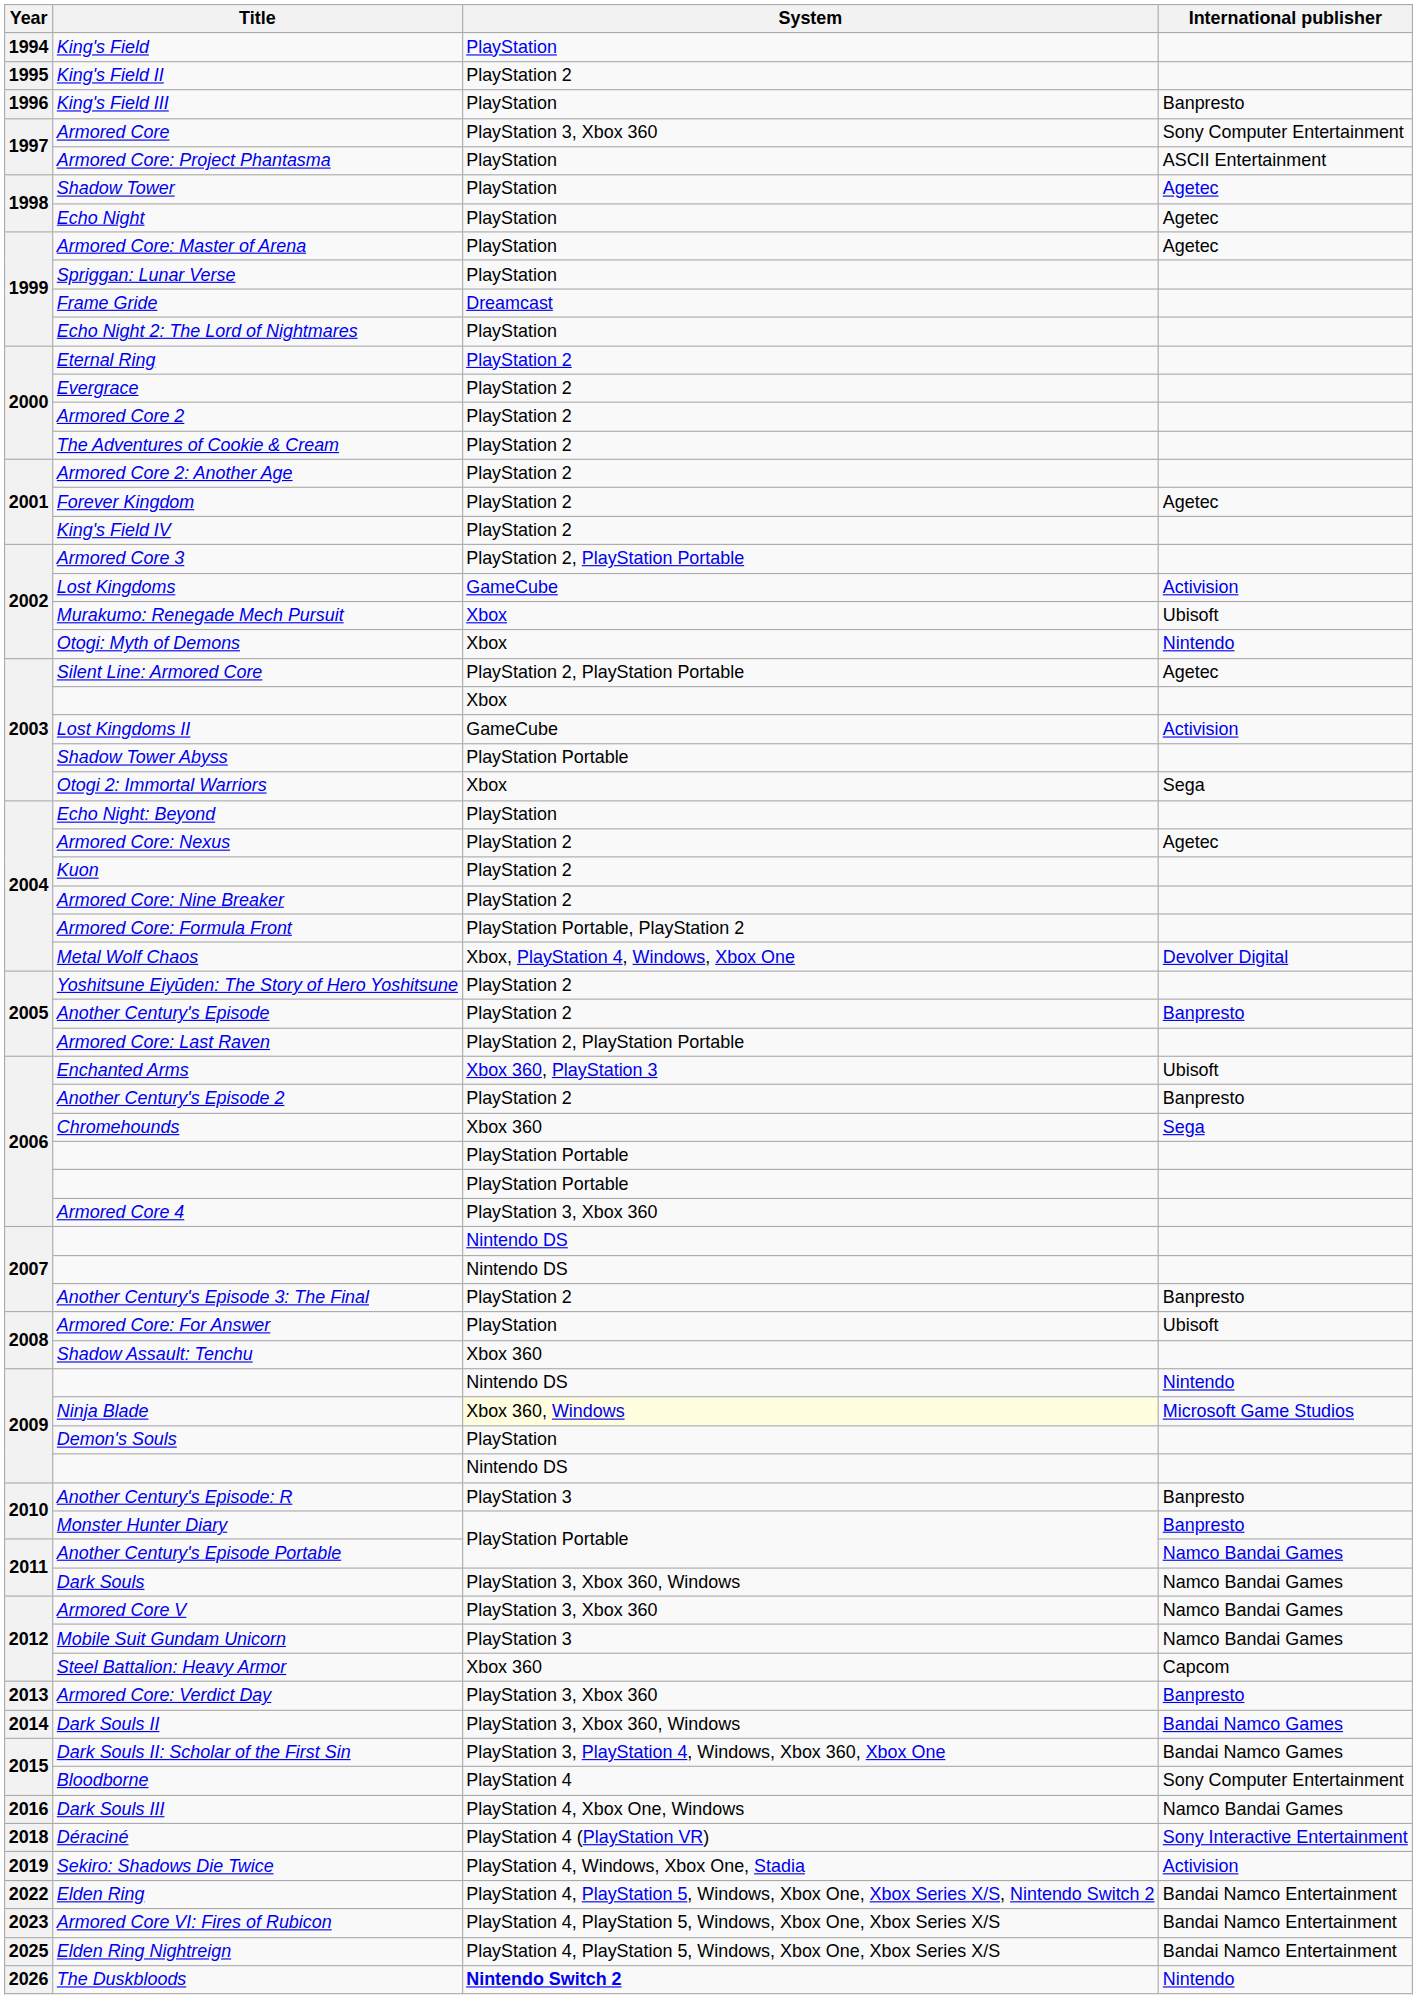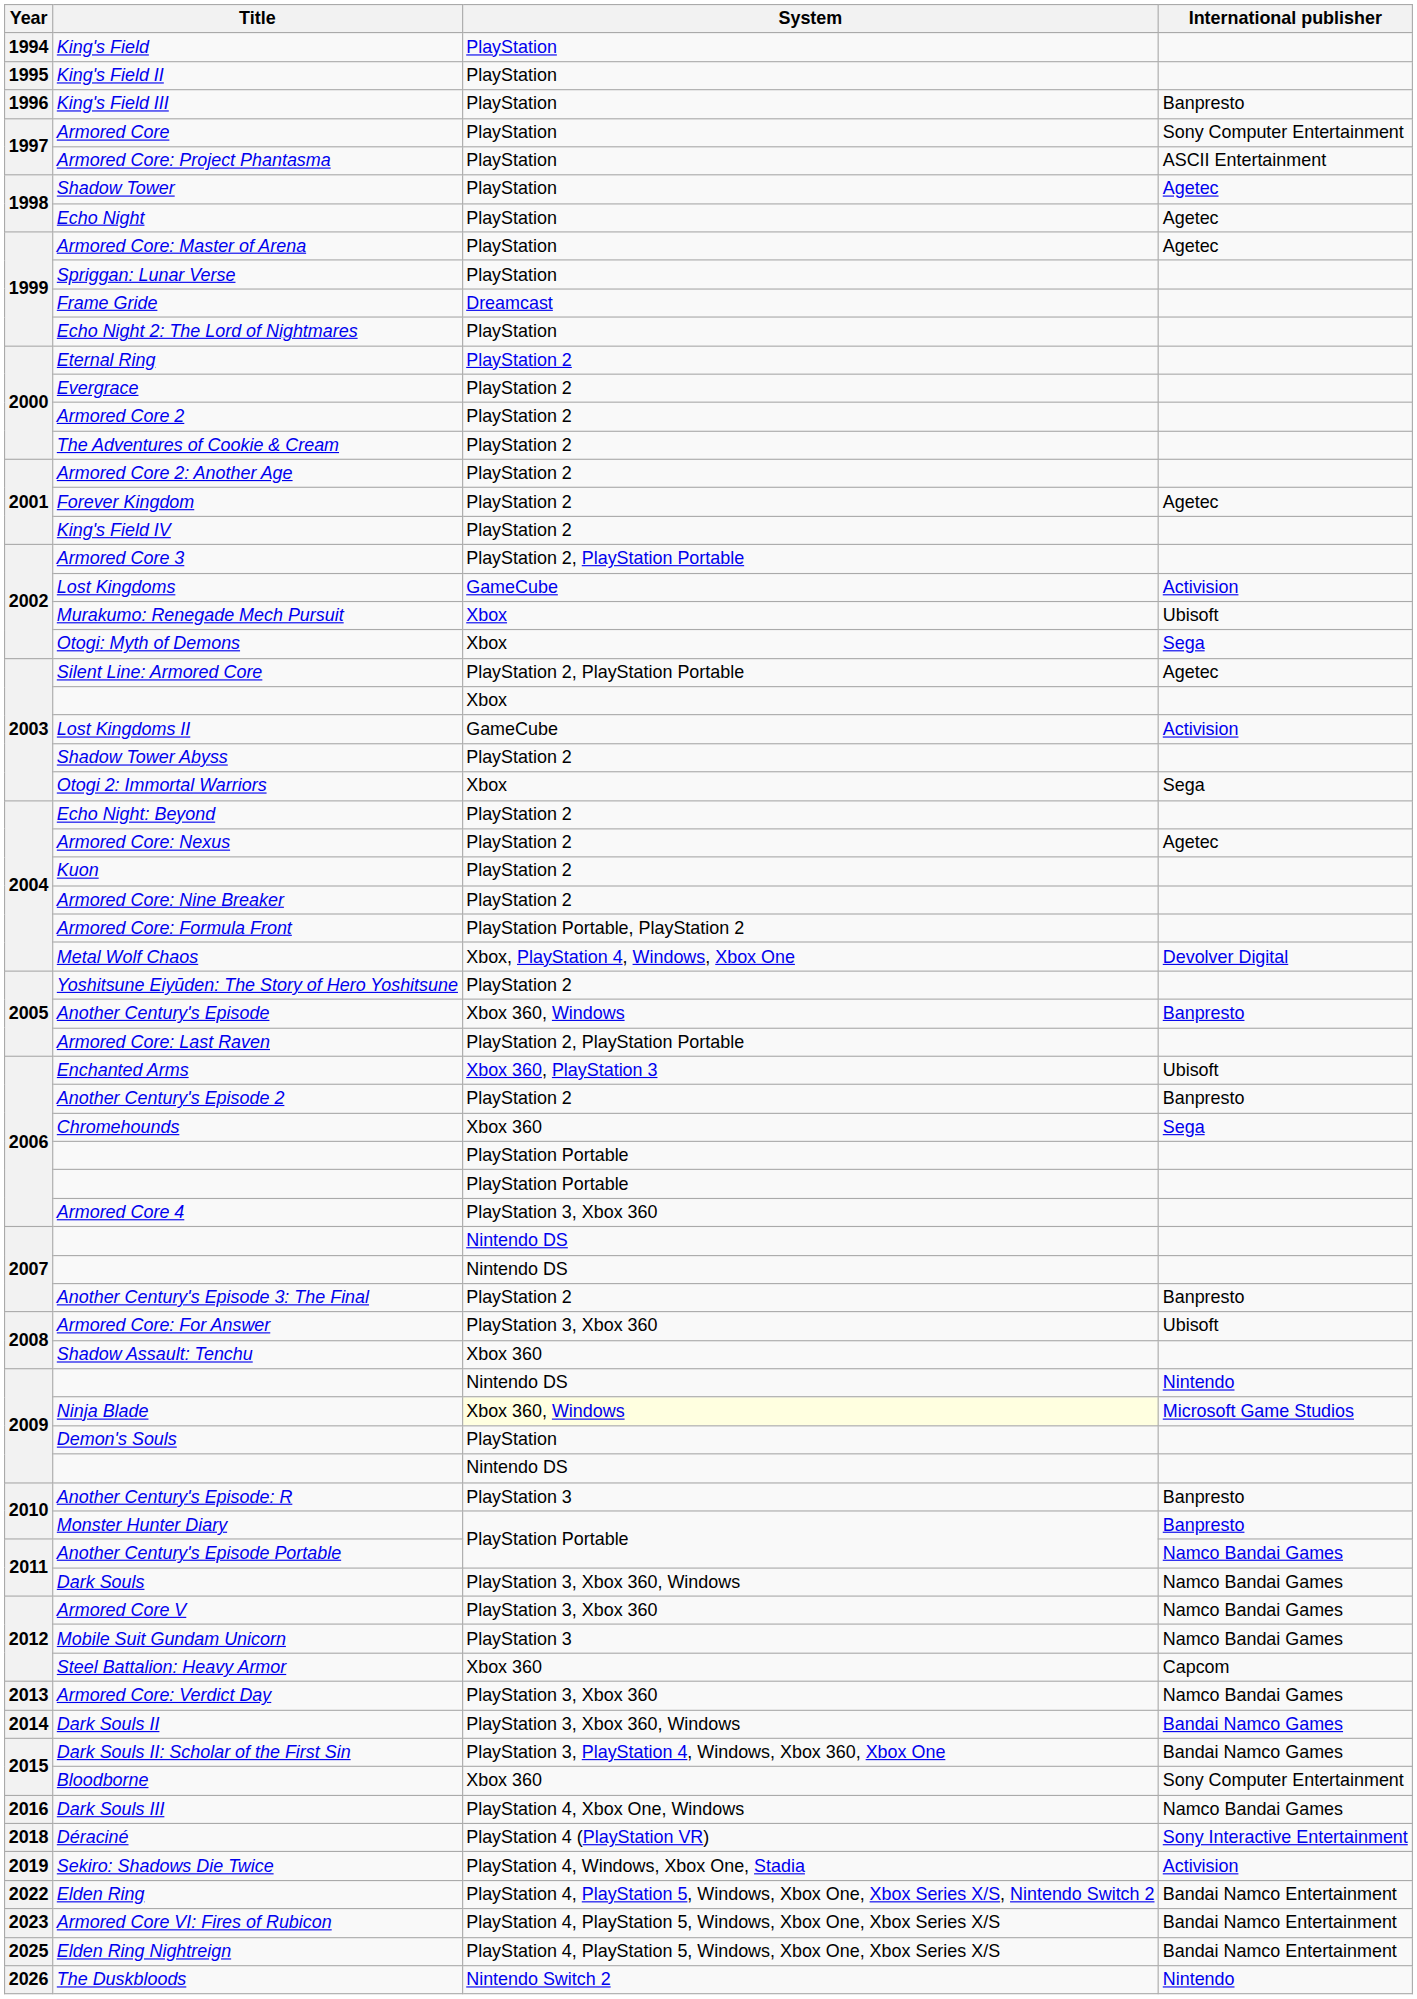(519, 75) PlayStation 2 -> (512, 75) PlayStation
(562, 132) PlayStation 3, Xbox 360 -> (512, 132) PlayStation
(1199, 643) Nintendo -> (1184, 643) Sega
(547, 757) PlayStation Portable -> (519, 757) PlayStation 2
(512, 814) PlayStation -> (519, 814) PlayStation 2
(519, 1013) PlayStation 2 -> (545, 1013) Xbox 360, Windows
(512, 1326) PlayStation -> (562, 1326) PlayStation 3, Xbox 360
(1204, 1695) Banpresto -> (1253, 1695) Namco Bandai Games
(519, 1780) PlayStation 4 -> (504, 1780) Xbox 360
(544, 1979) bold -> (538, 1979) normal
